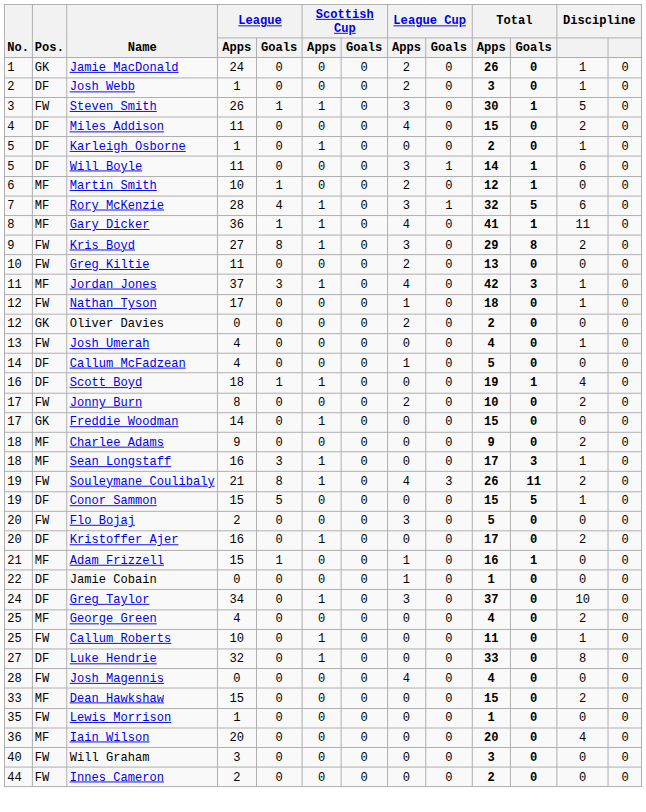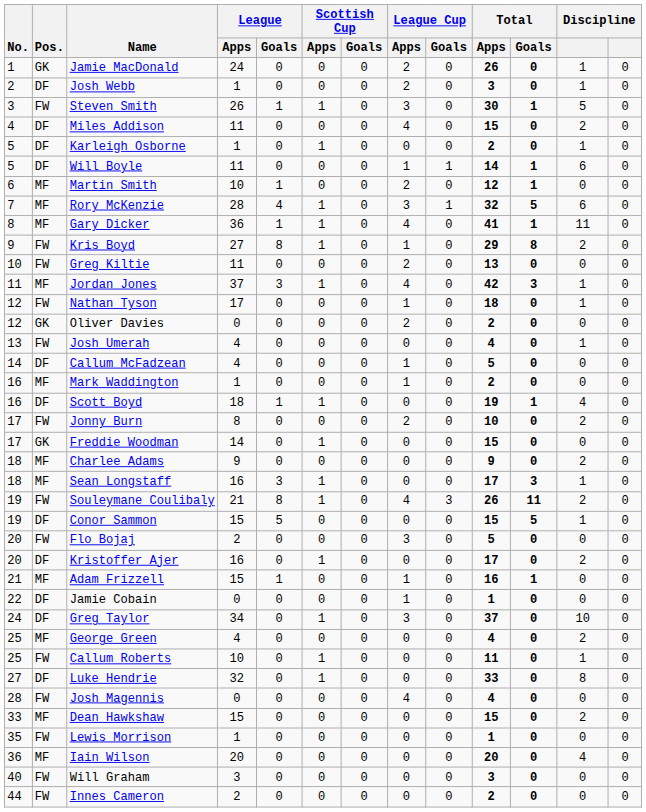(406, 166) 3 -> (406, 166) 1
(406, 245) 3 -> (406, 245) 1
+ row: (124, 383)
